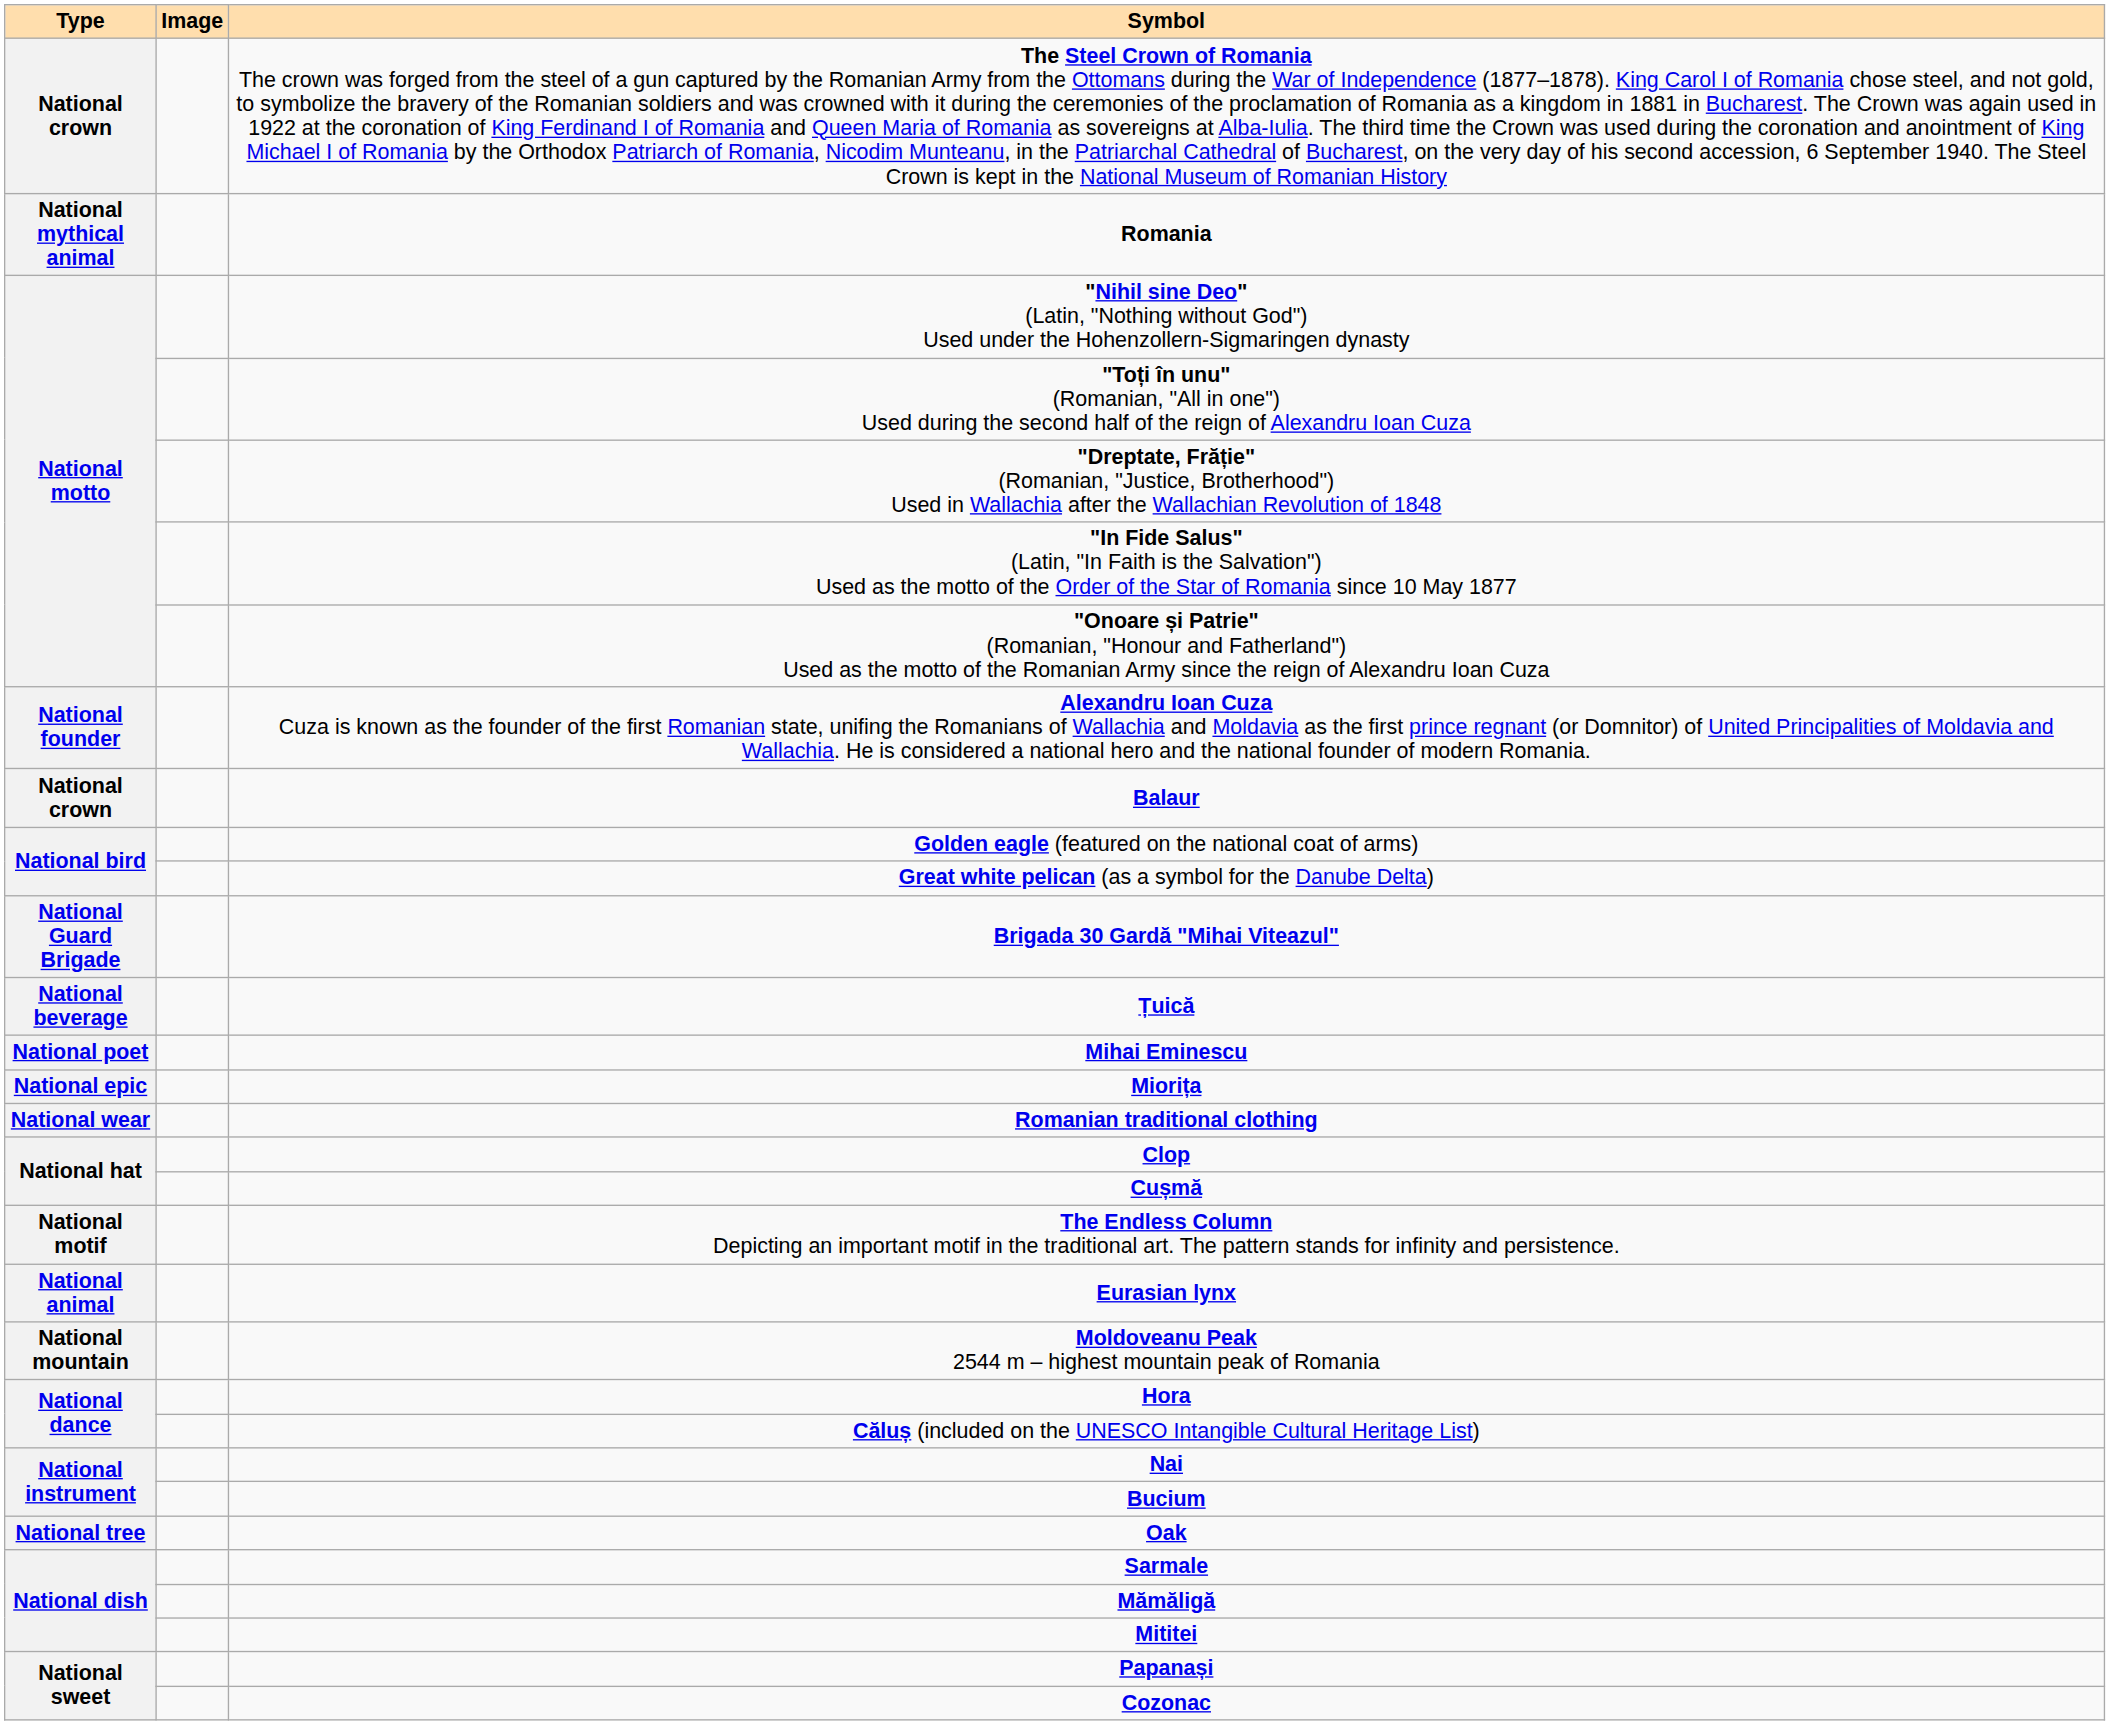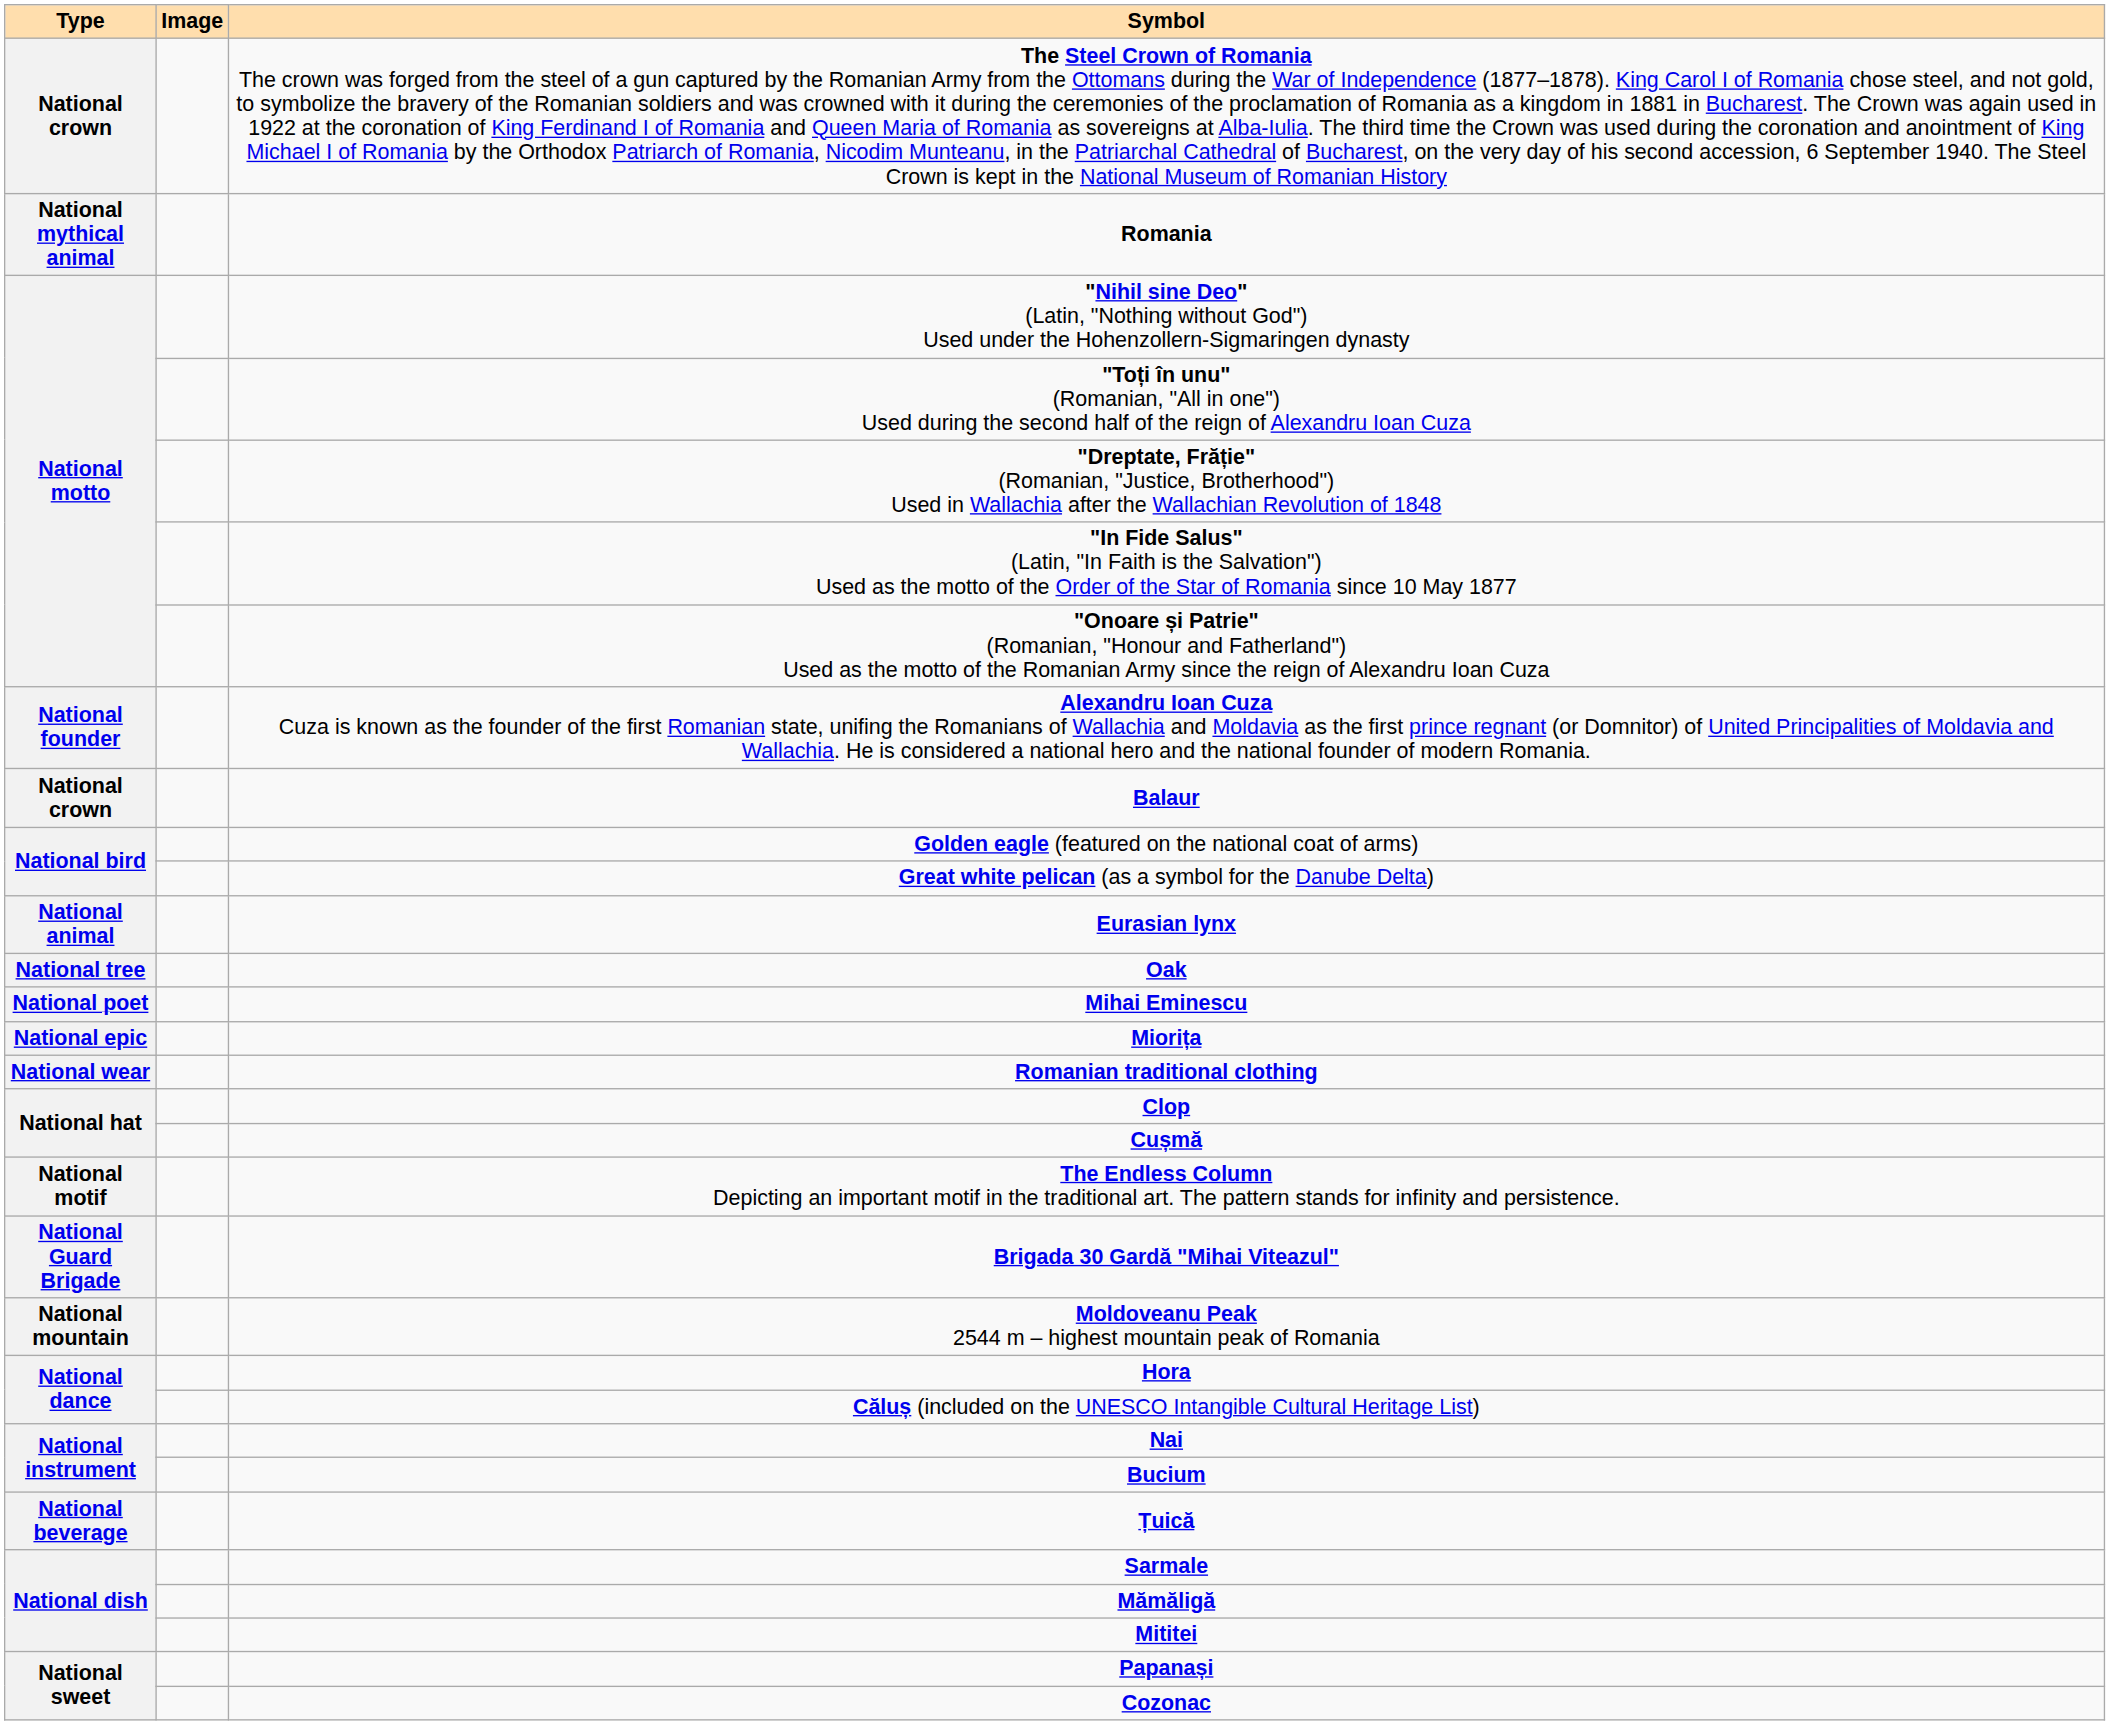rows swapped: (1166, 1292) <-> (1166, 936)
rows swapped: (1166, 1532) <-> (1166, 1006)
